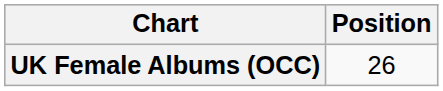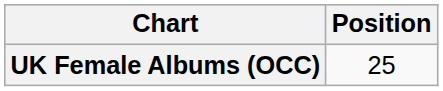(382, 64) 26 -> (382, 64) 25
